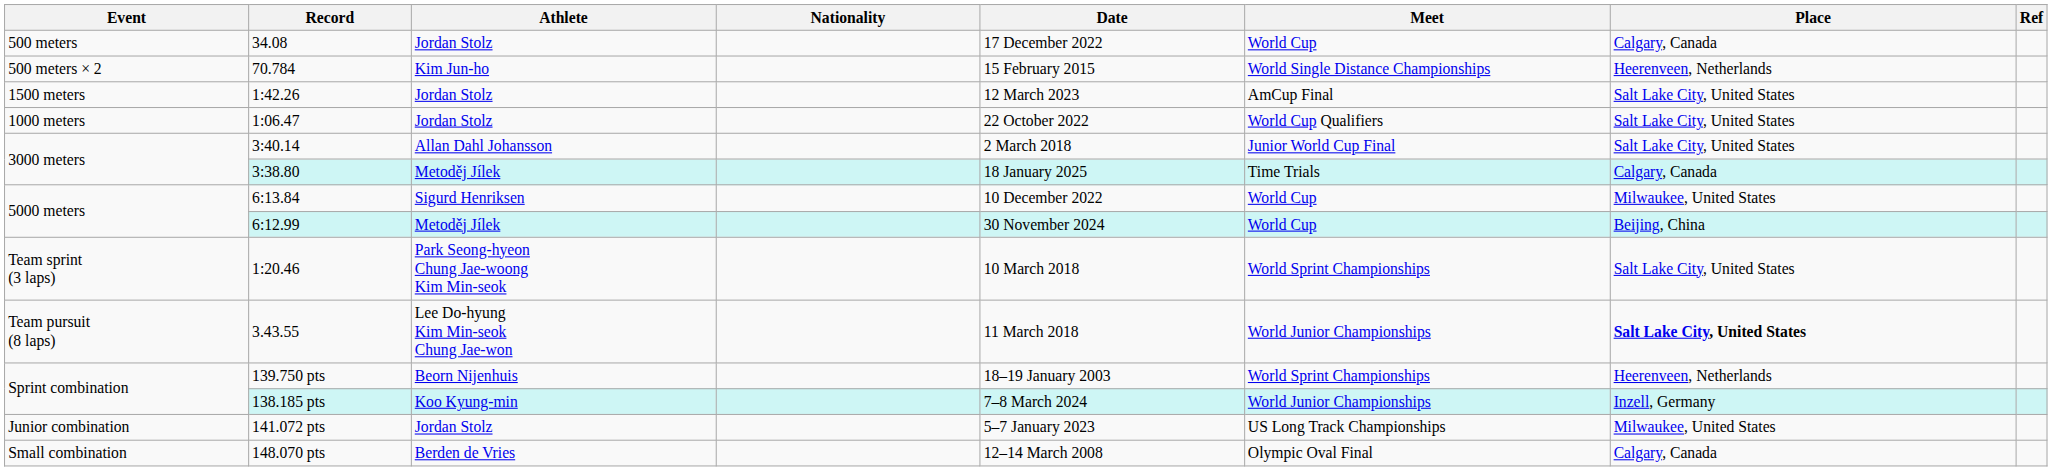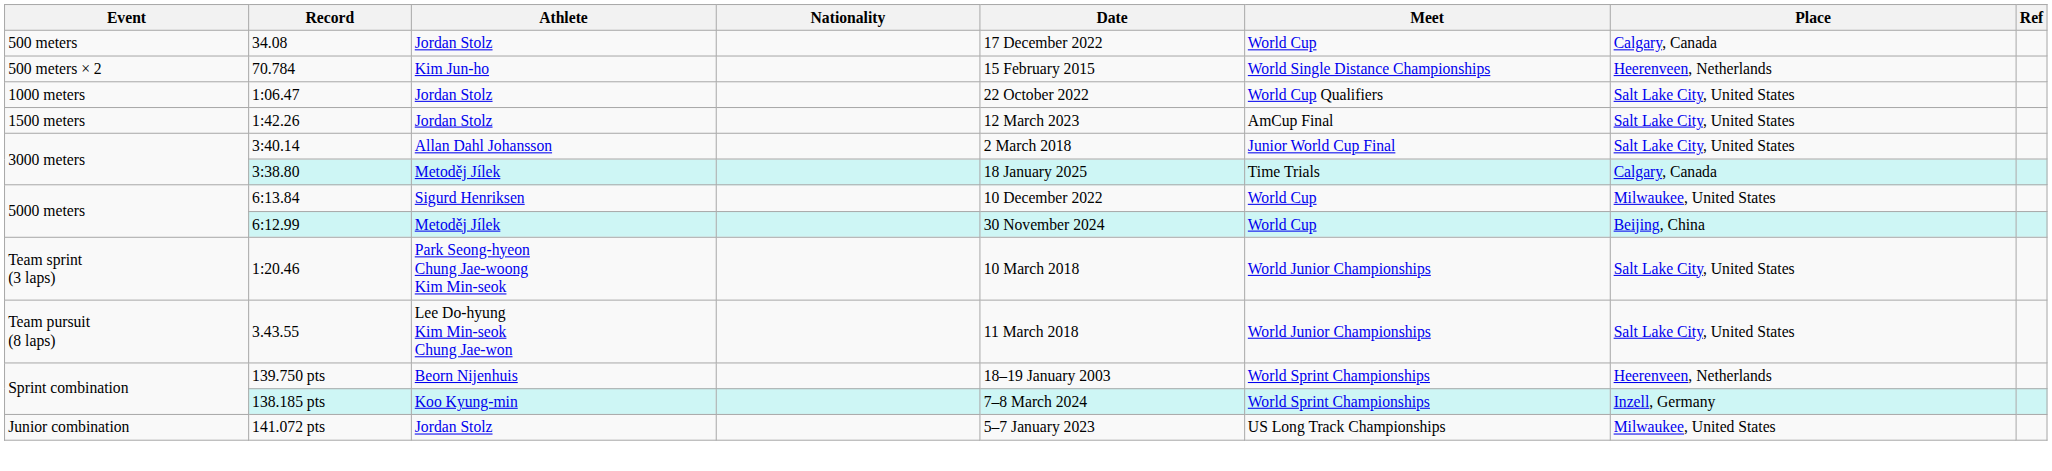rows swapped: (276, 120) <-> (276, 95)
(1339, 268) World Sprint Championships -> (1339, 268) World Junior Championships
(1710, 331) bold -> (1704, 331) normal
(1339, 401) World Junior Championships -> (1339, 401) World Sprint Championships
- row: (289, 453)
